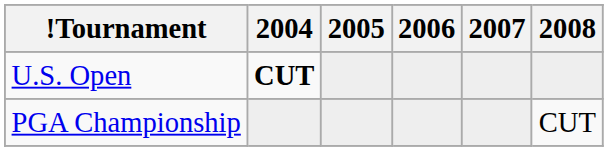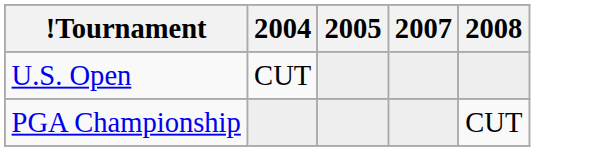- column: (427, 28)
(284, 75) bold -> (283, 75) normal
